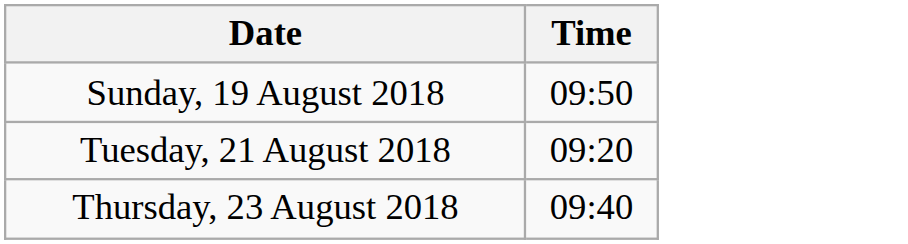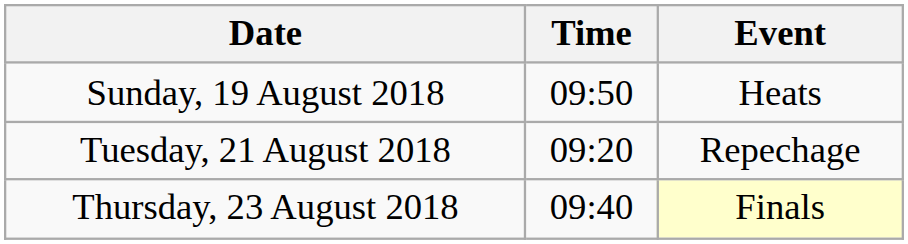+ column: (780, 33)
